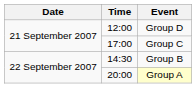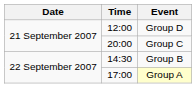(120, 43) 17:00 -> (120, 43) 20:00
(120, 75) 20:00 -> (120, 75) 17:00
